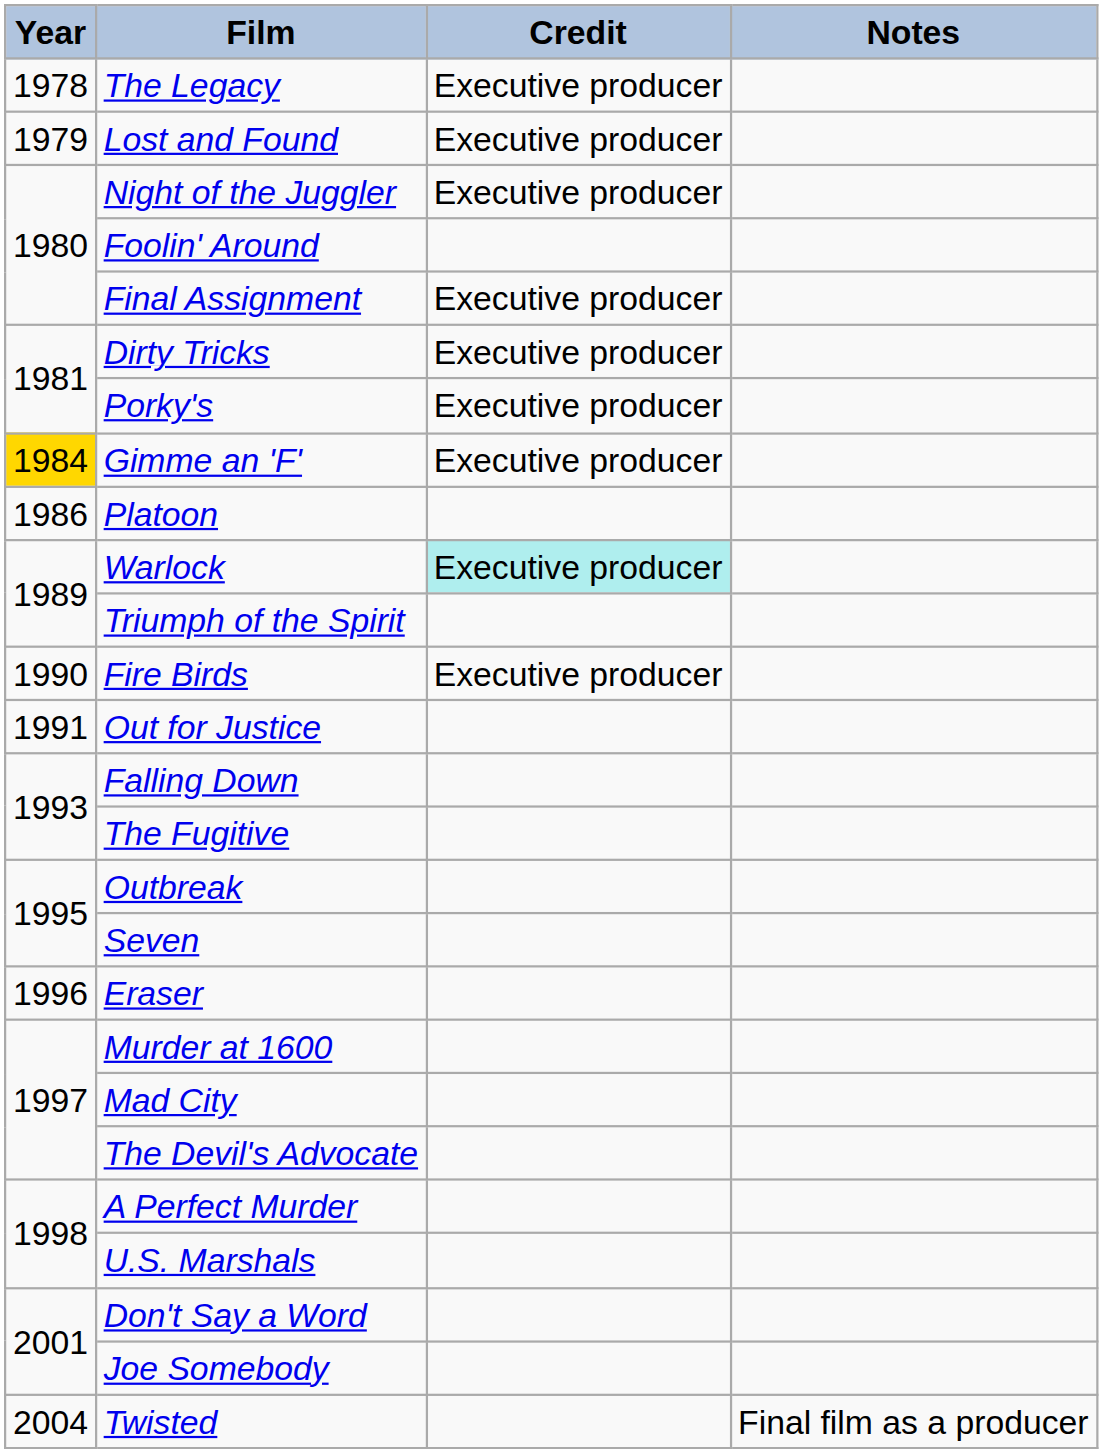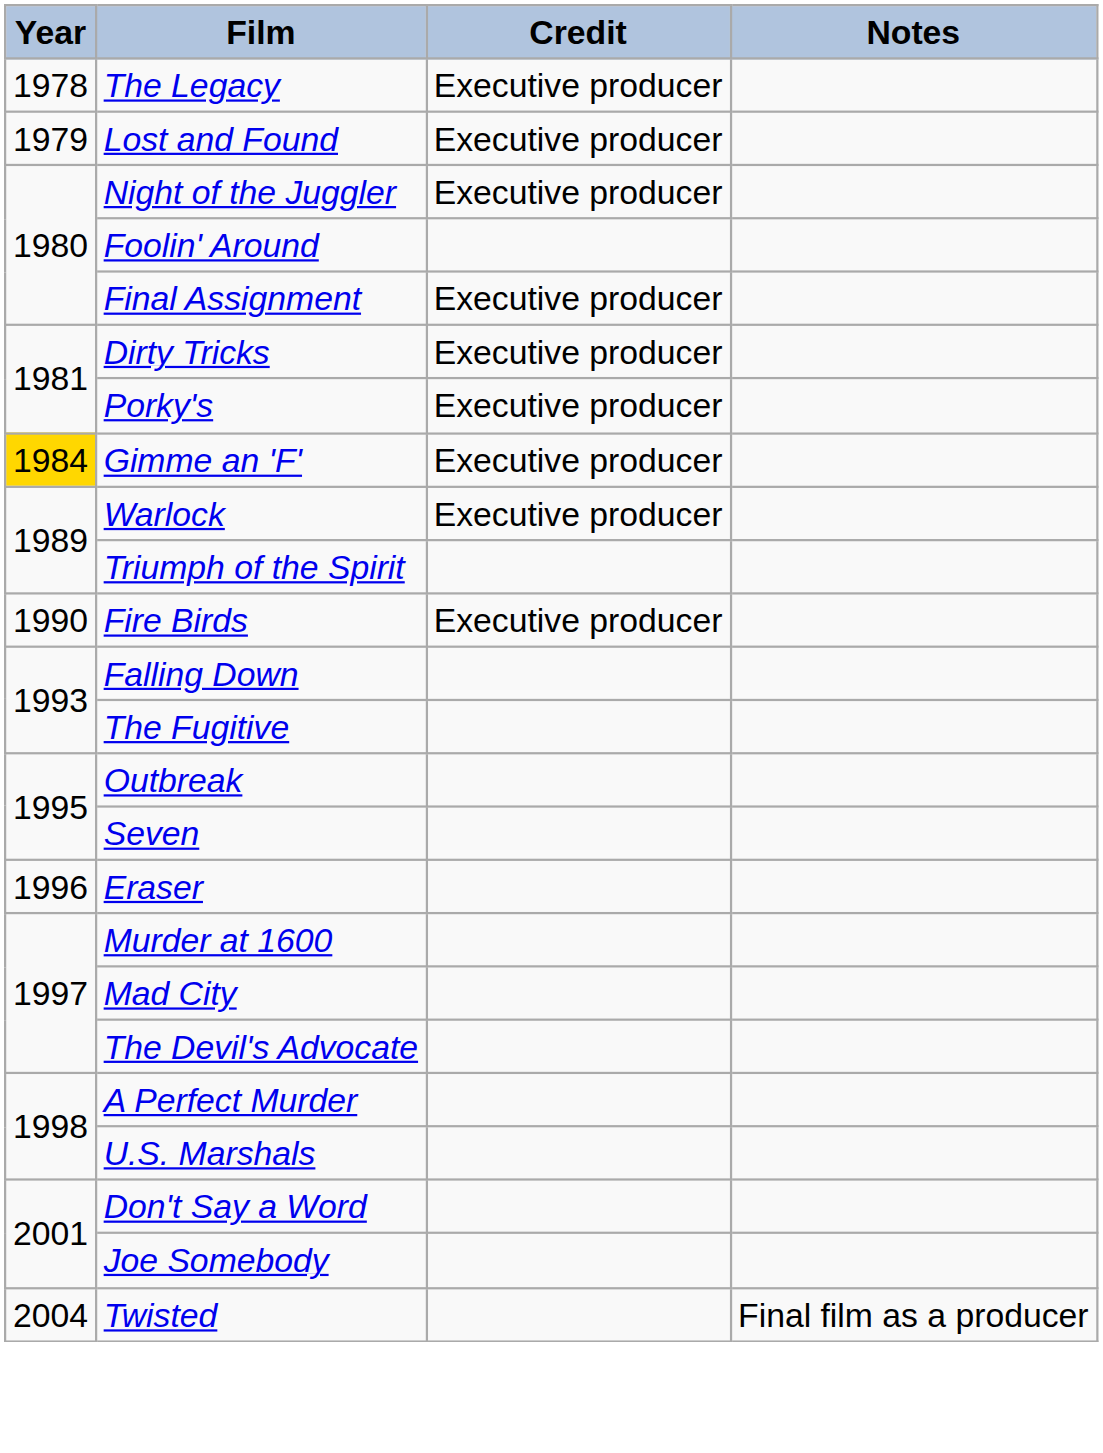- row: (161, 513)
(578, 566) paleturquoise background -> (578, 513) no background
- row: (212, 726)
